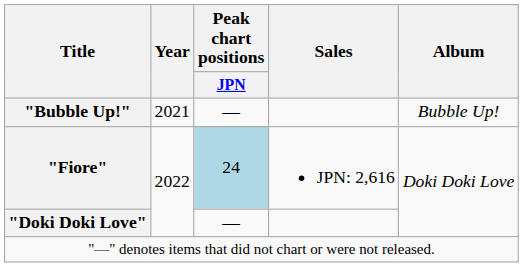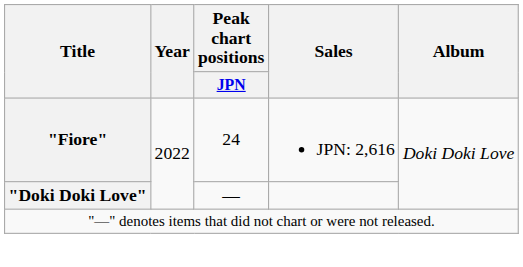- row: (78, 112)
(231, 167) lightblue background -> (231, 139) no background
